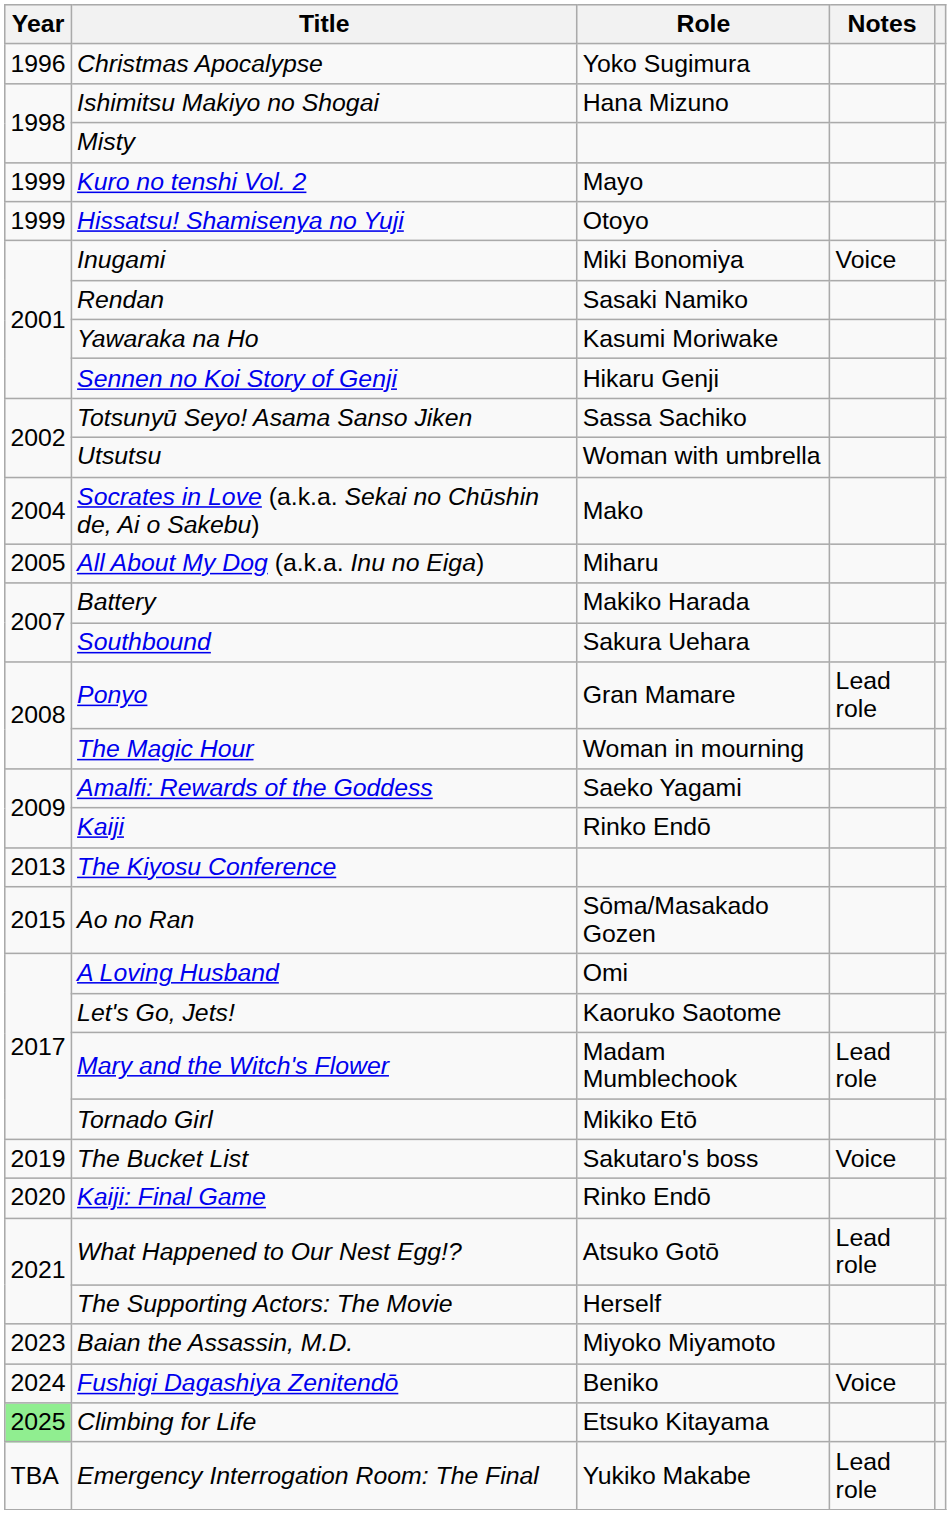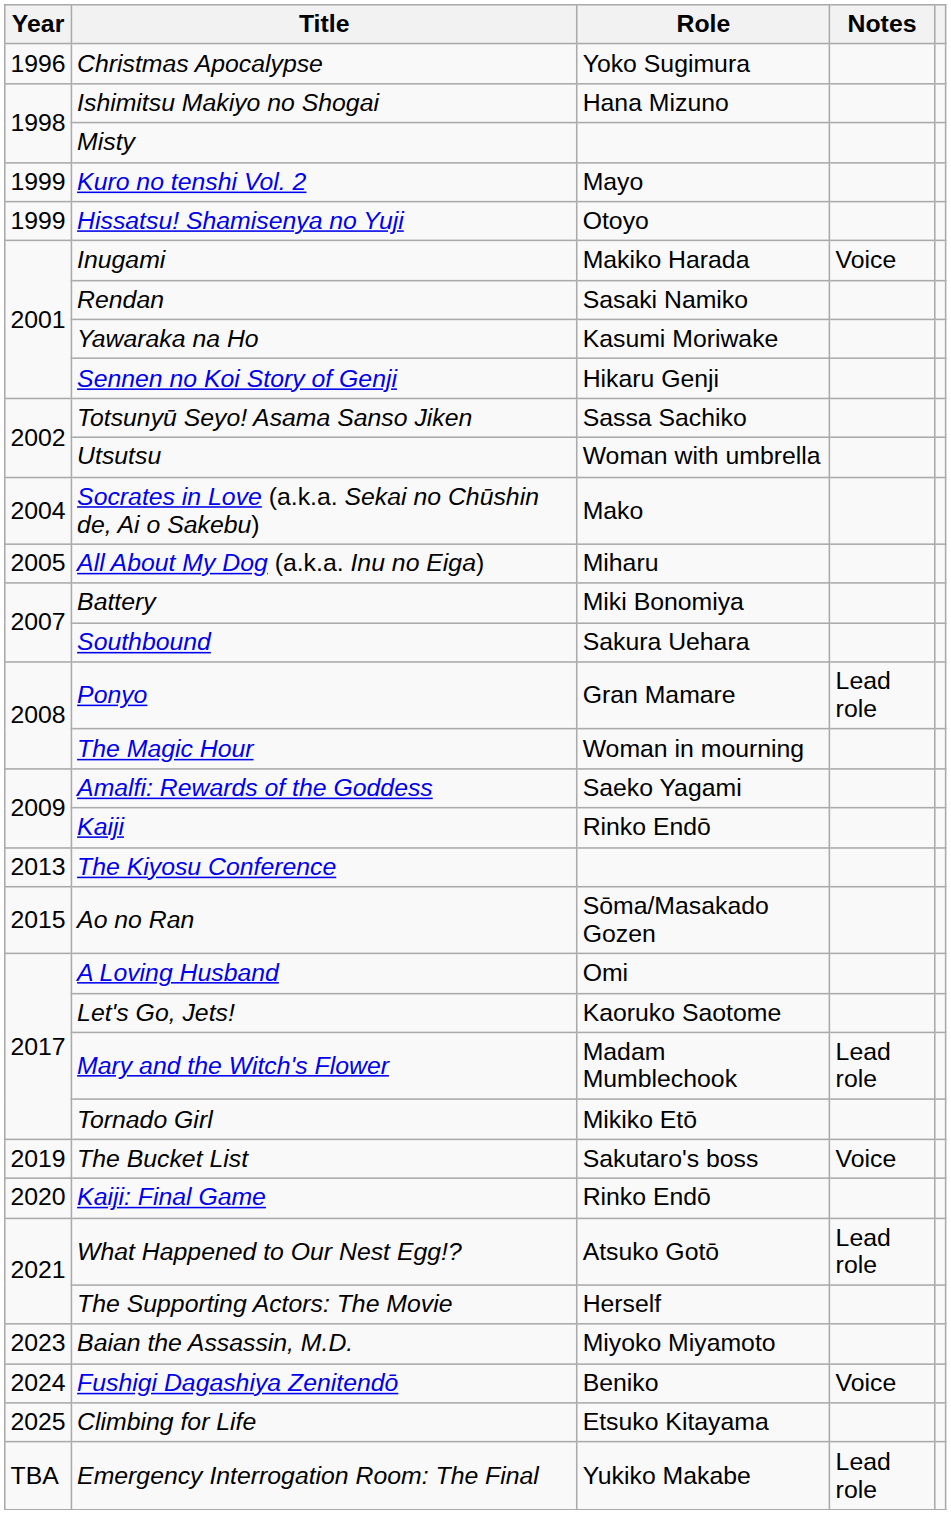(663, 260) Miki Bonomiya -> (666, 260) Makiko Harada
(666, 602) Makiko Harada -> (663, 602) Miki Bonomiya
(38, 1422) lightgreen background -> (38, 1422) no background
